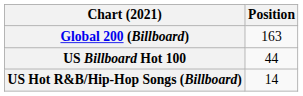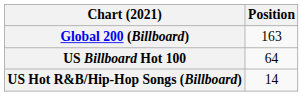(272, 58) 44 -> (272, 58) 64
